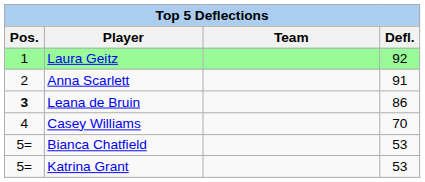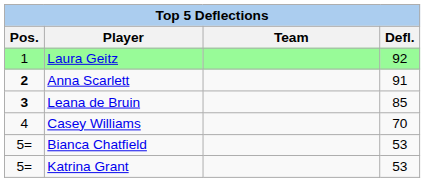(24, 81) normal -> (24, 81) bold
(400, 102) 86 -> (400, 102) 85
